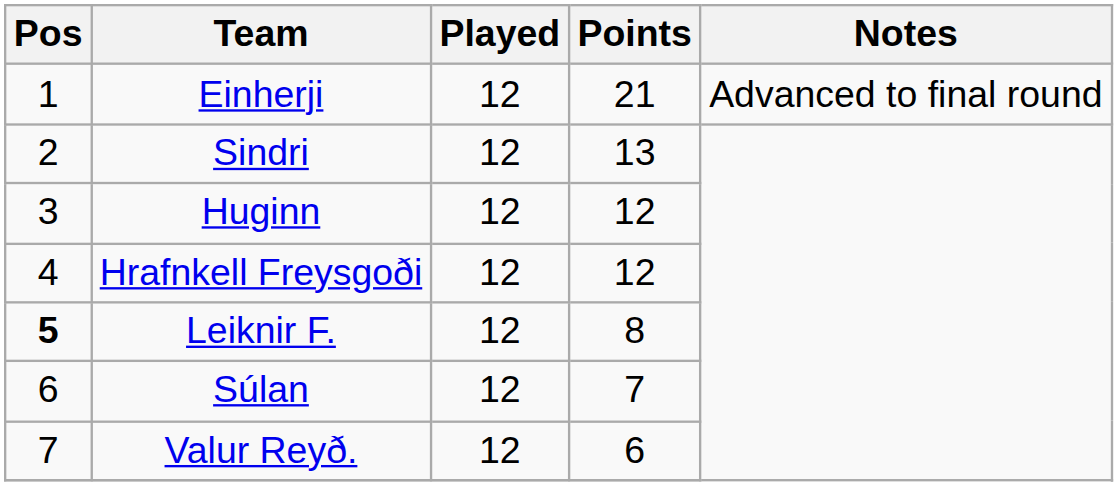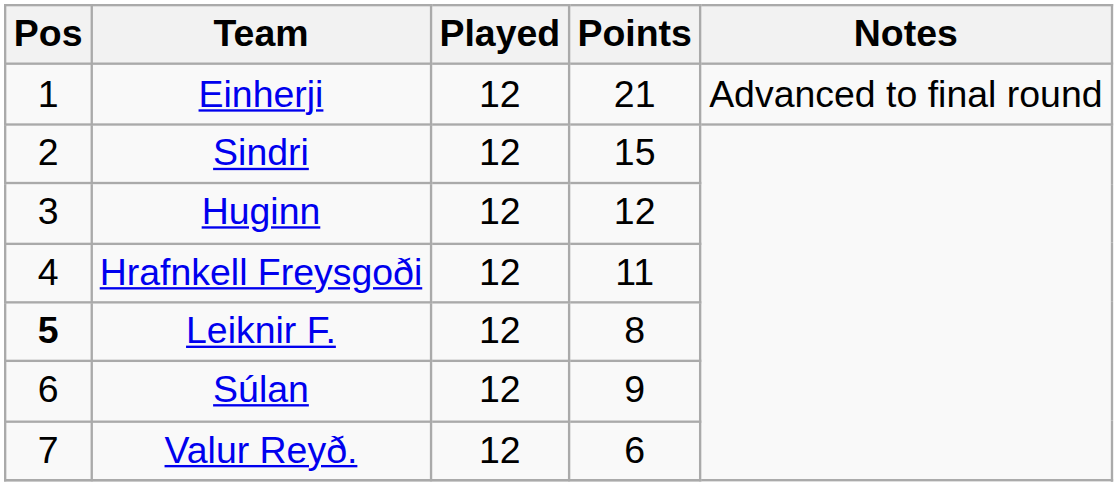(635, 152) 13 -> (635, 152) 15
(635, 271) 12 -> (635, 271) 11
(635, 390) 7 -> (635, 390) 9
